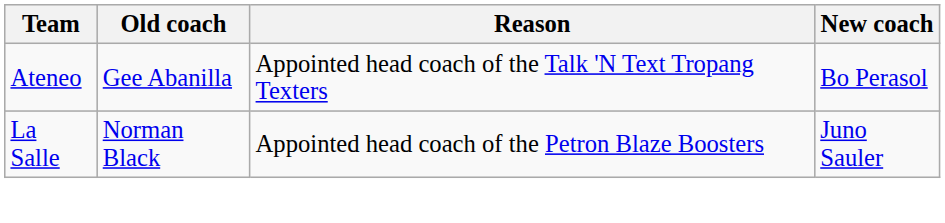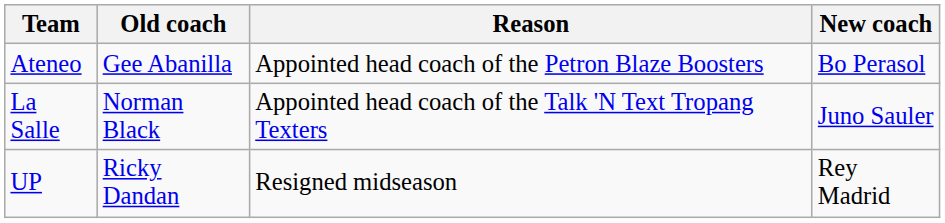(505, 76) Appointed head coach of the Talk 'N Text Tropang Texters -> (509, 63) Appointed head coach of the Petron Blaze Boosters
(510, 143) Appointed head coach of the Petron Blaze Boosters -> (504, 116) Appointed head coach of the Talk 'N Text Tropang Texters
+ row: (26, 182)
